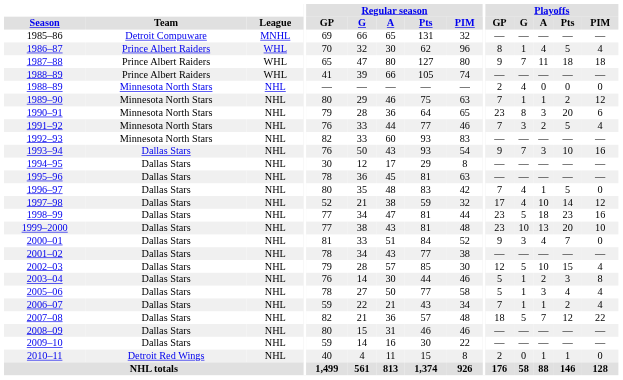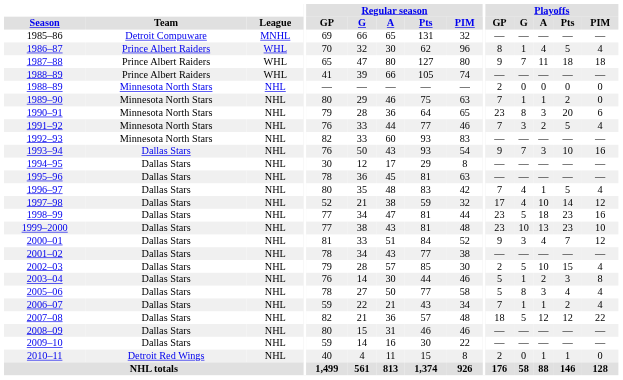(524, 87) 4 -> (524, 87) 0
(600, 100) 12 -> (600, 100) 0
(600, 189) 0 -> (600, 189) 4
(568, 228) 20 -> (568, 228) 23
(600, 240) 0 -> (600, 240) 12
(499, 266) 12 -> (499, 266) 2
(524, 292) 1 -> (524, 292) 8
(543, 317) 7 -> (543, 317) 12
